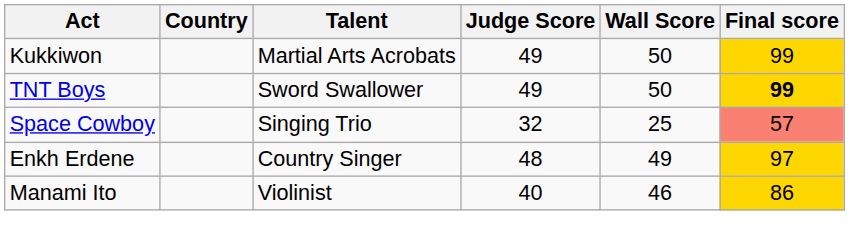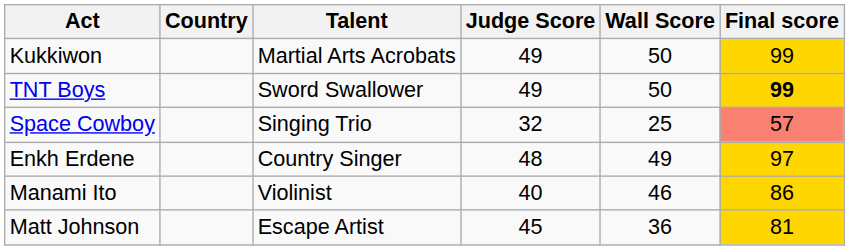+ row: (74, 227)
